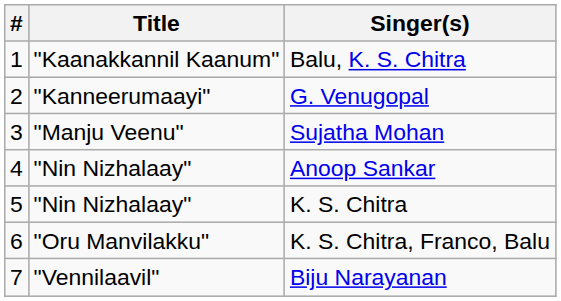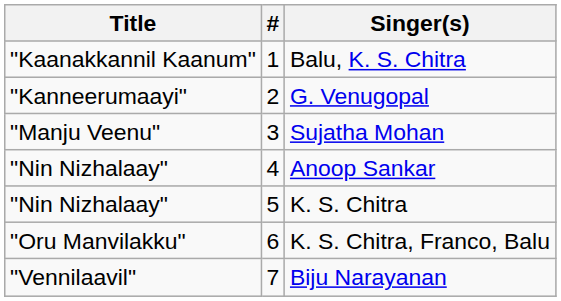columns swapped: (16, 23) <-> (156, 23)
